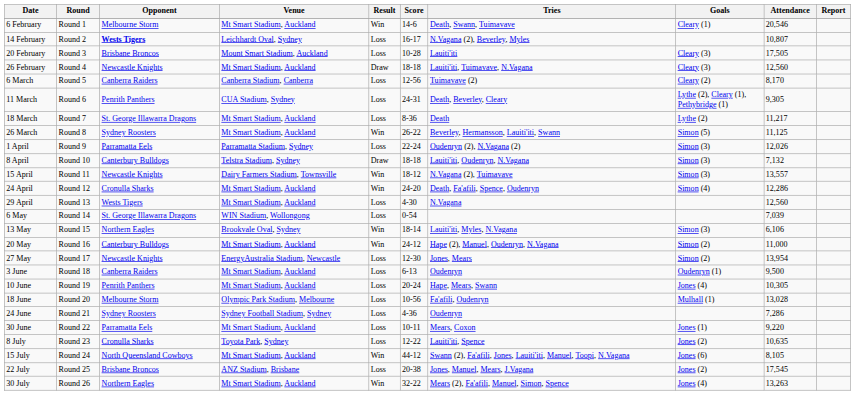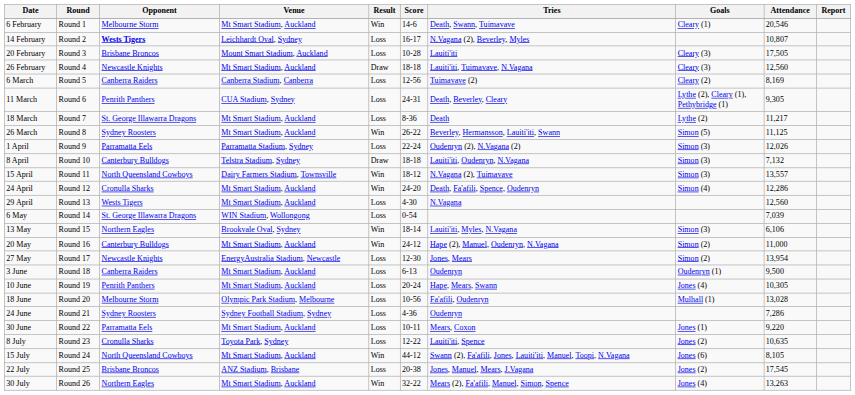(775, 81) 8,170 -> (775, 81) 8,169
(132, 174) Newcastle Knights -> (147, 174) North Queensland Cowboys
